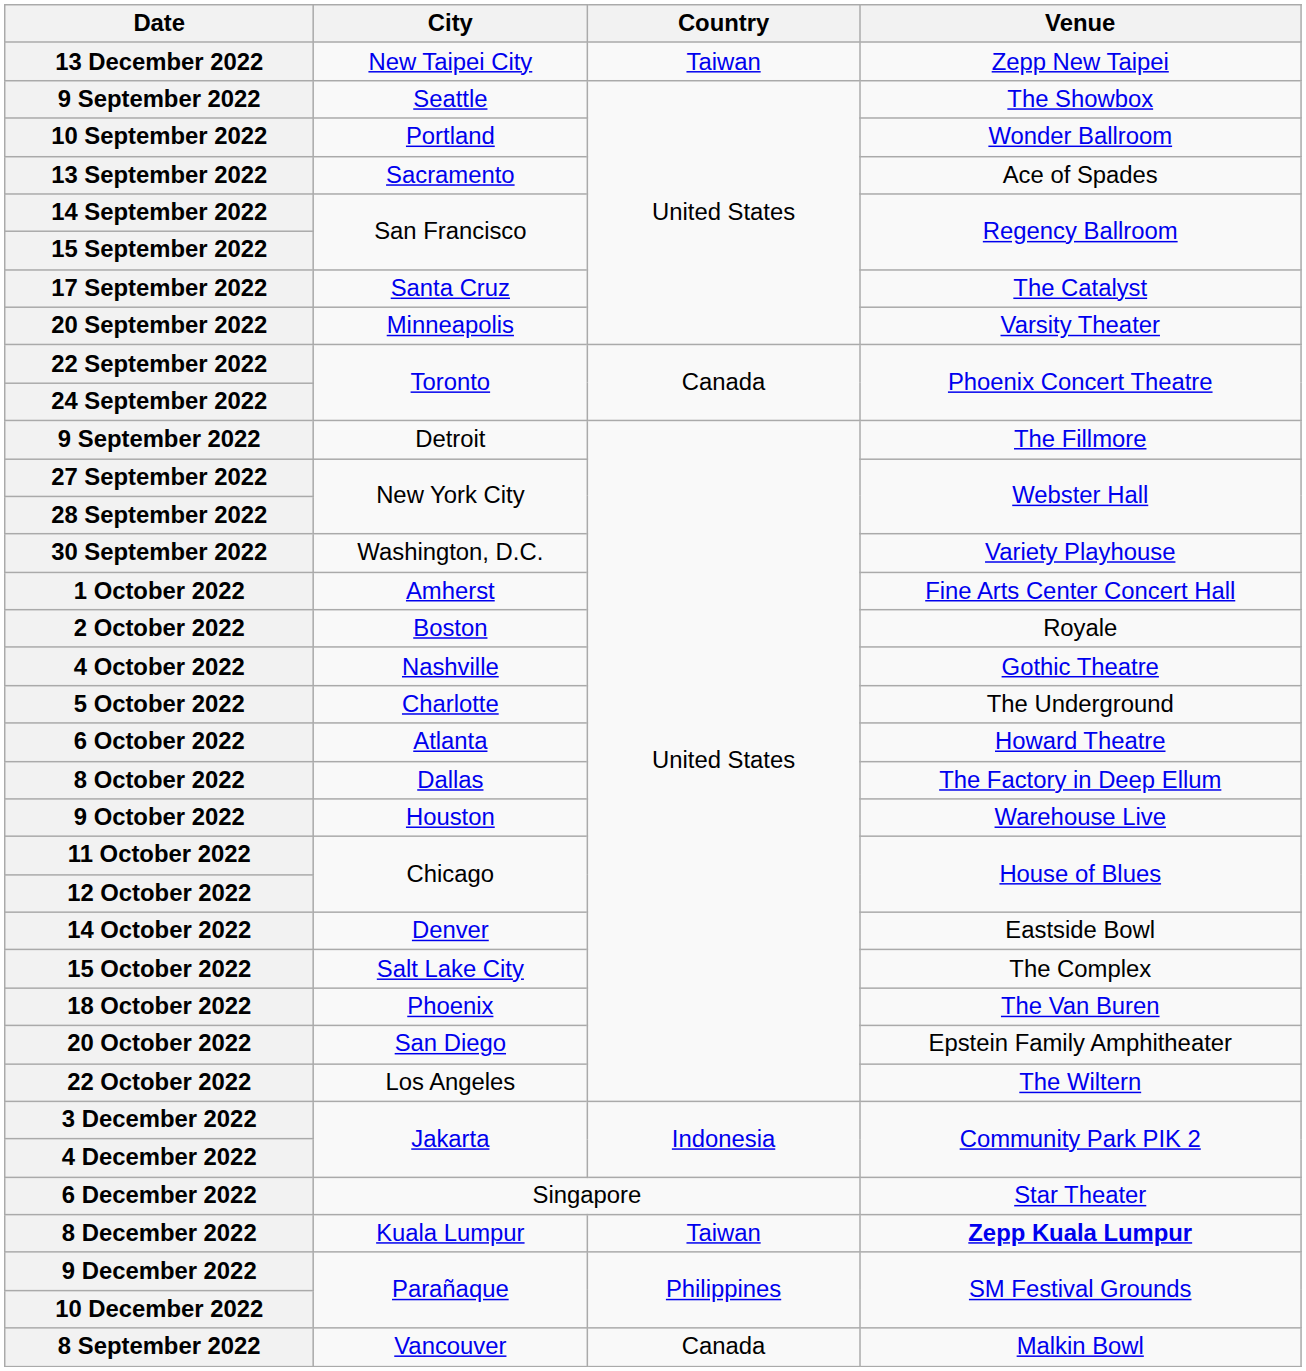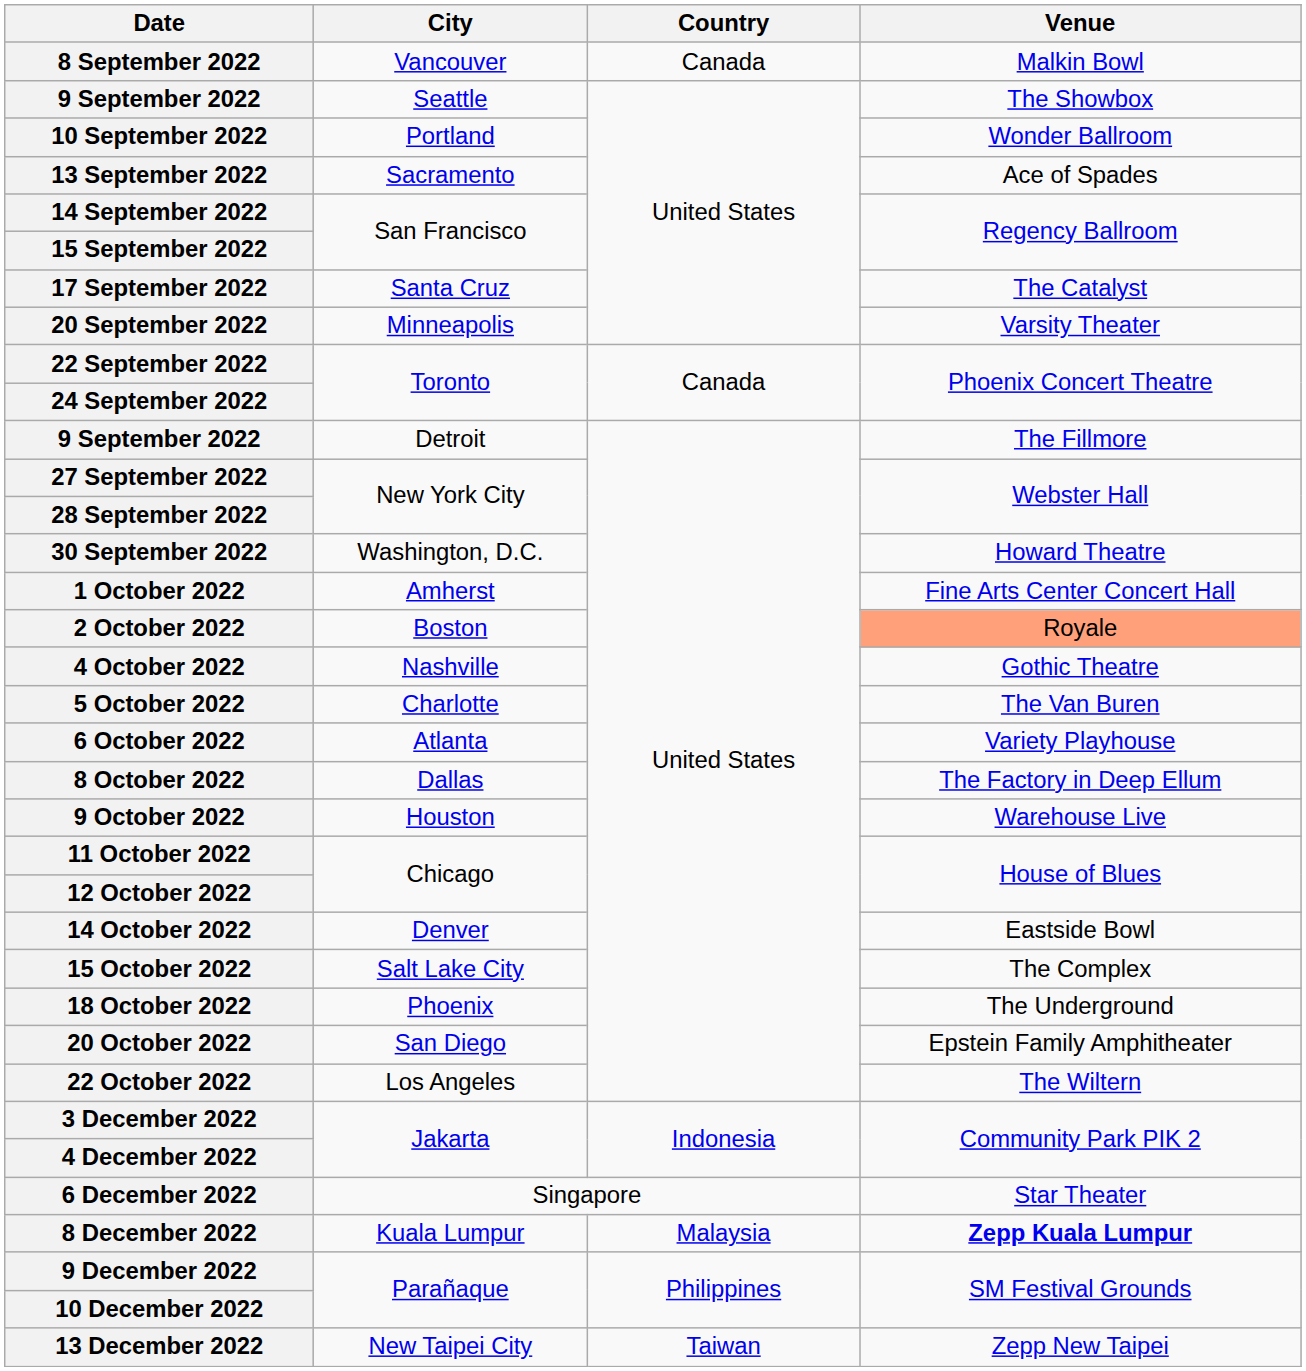rows swapped: (159, 1346) <-> (159, 61)
(1080, 552) Variety Playhouse -> (1080, 552) Howard Theatre
(1080, 628) no background -> (1080, 628) lightsalmon background
(1080, 703) The Underground -> (1080, 703) The Van Buren
(1080, 741) Howard Theatre -> (1080, 741) Variety Playhouse
(1080, 1006) The Van Buren -> (1080, 1006) The Underground
(724, 1233) Taiwan -> (724, 1233) Malaysia
